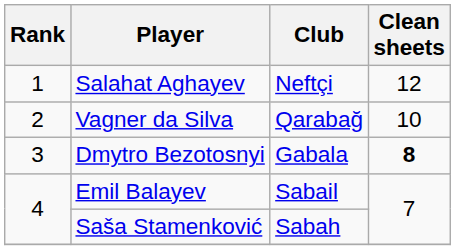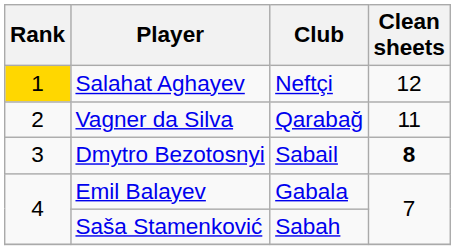(37, 83) no background -> (37, 83) gold background
(409, 119) 10 -> (409, 119) 11
(312, 155) Gabala -> (307, 155) Sabail
(307, 190) Sabail -> (312, 190) Gabala
